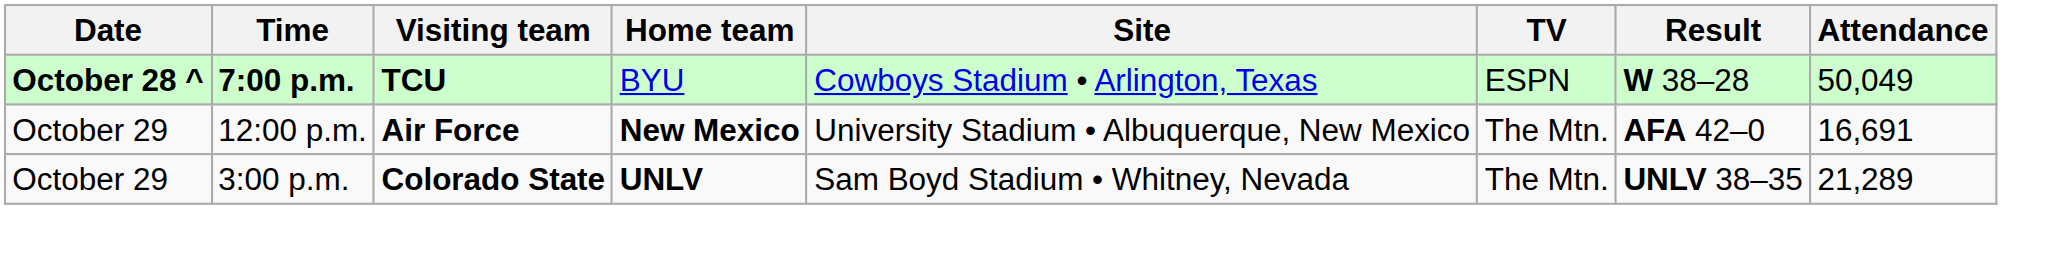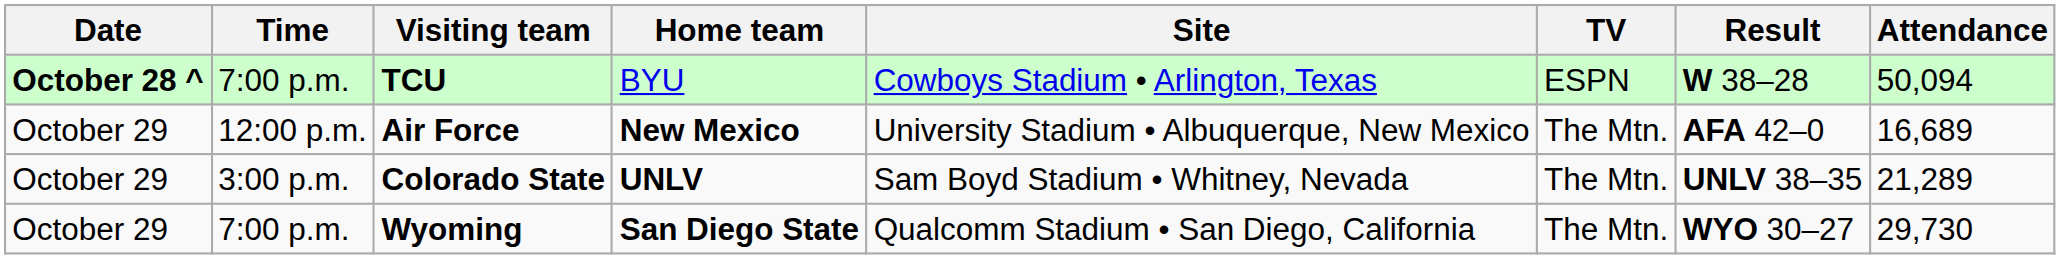(286, 80) bold -> (284, 80) normal
(1865, 80) 50,049 -> (1925, 80) 50,094
(1865, 130) 16,691 -> (1925, 130) 16,689
+ row: (452, 229)
